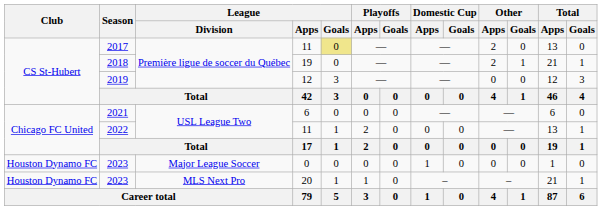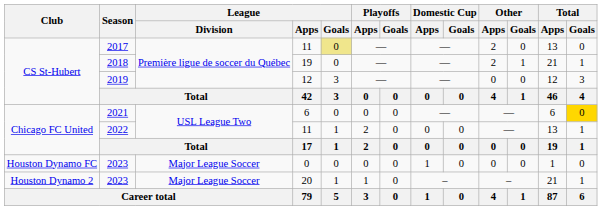(582, 113) no background -> (582, 113) gold background
(52, 180) Houston Dynamo FC -> (52, 180) Houston Dynamo 2
(214, 180) MLS Next Pro -> (214, 180) Major League Soccer
